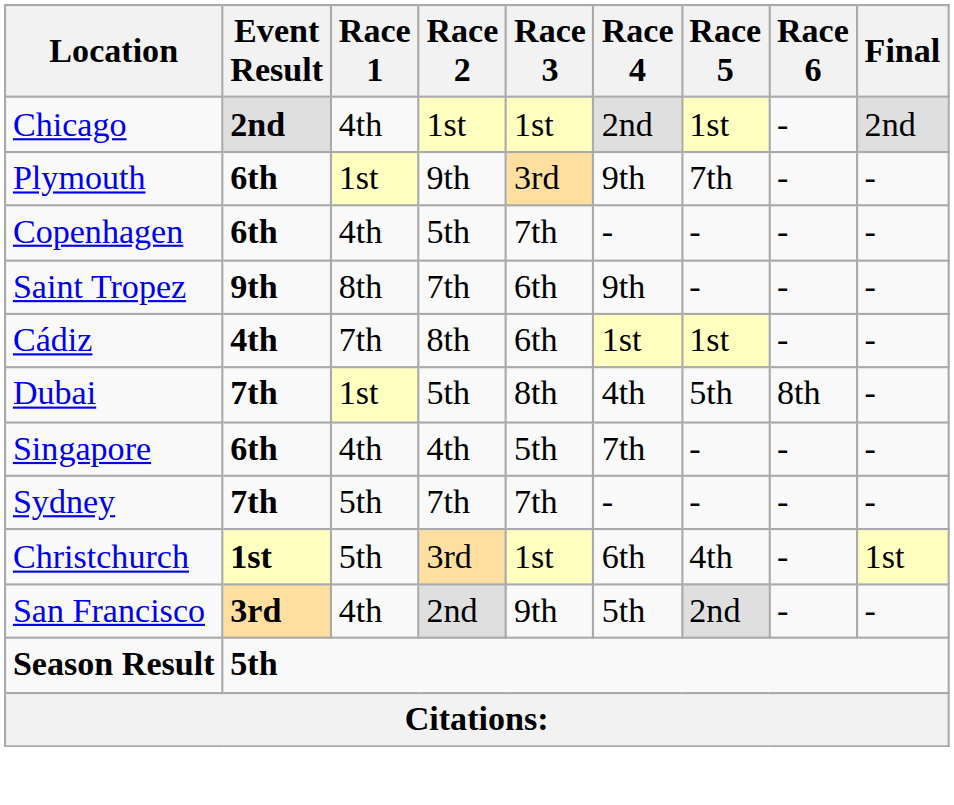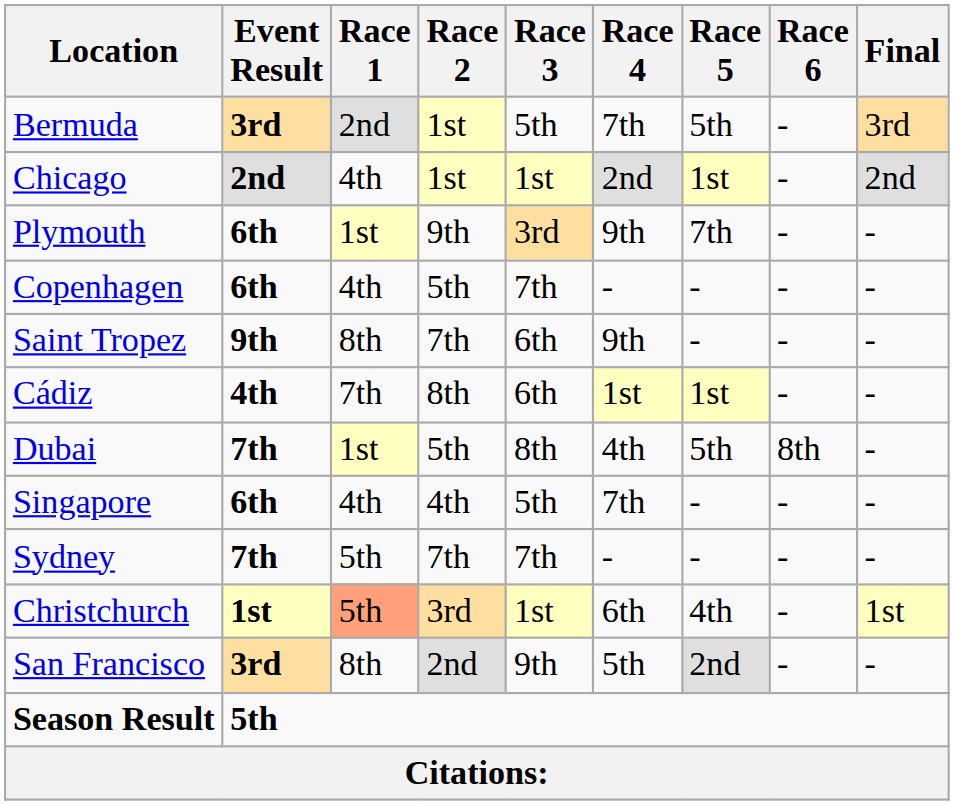+ row: (75, 123)
(361, 556) no background -> (361, 610) lightsalmon background
(361, 610) 4th -> (361, 664) 8th
